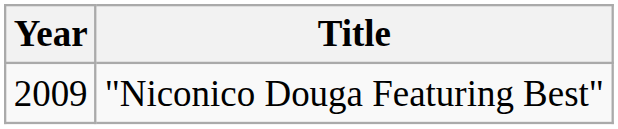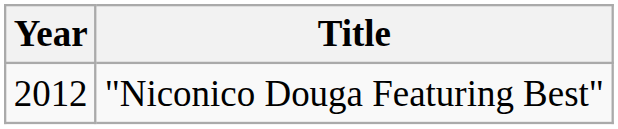(51, 92) 2009 -> (51, 92) 2012
